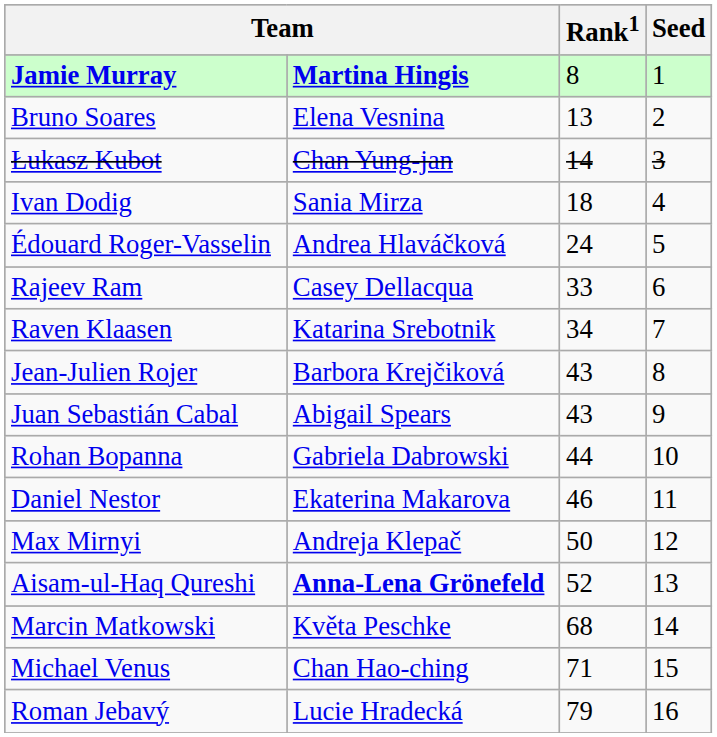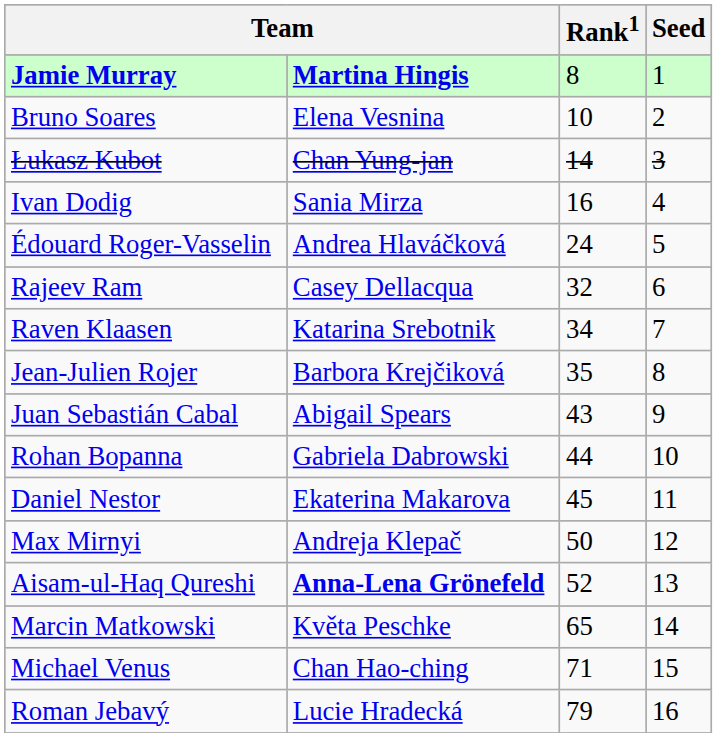(579, 117) 13 -> (579, 117) 10
(579, 202) 18 -> (579, 202) 16
(579, 287) 33 -> (579, 287) 32
(579, 371) 43 -> (579, 371) 35
(579, 499) 46 -> (579, 499) 45
(579, 626) 68 -> (579, 626) 65
